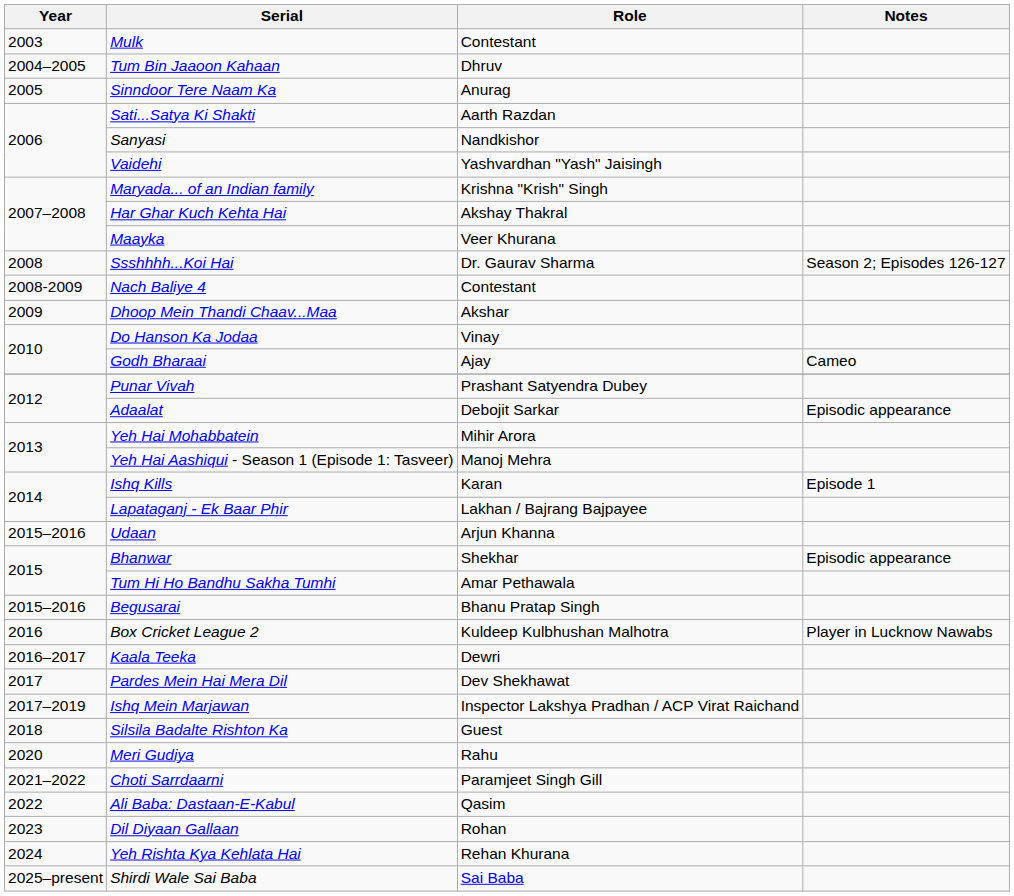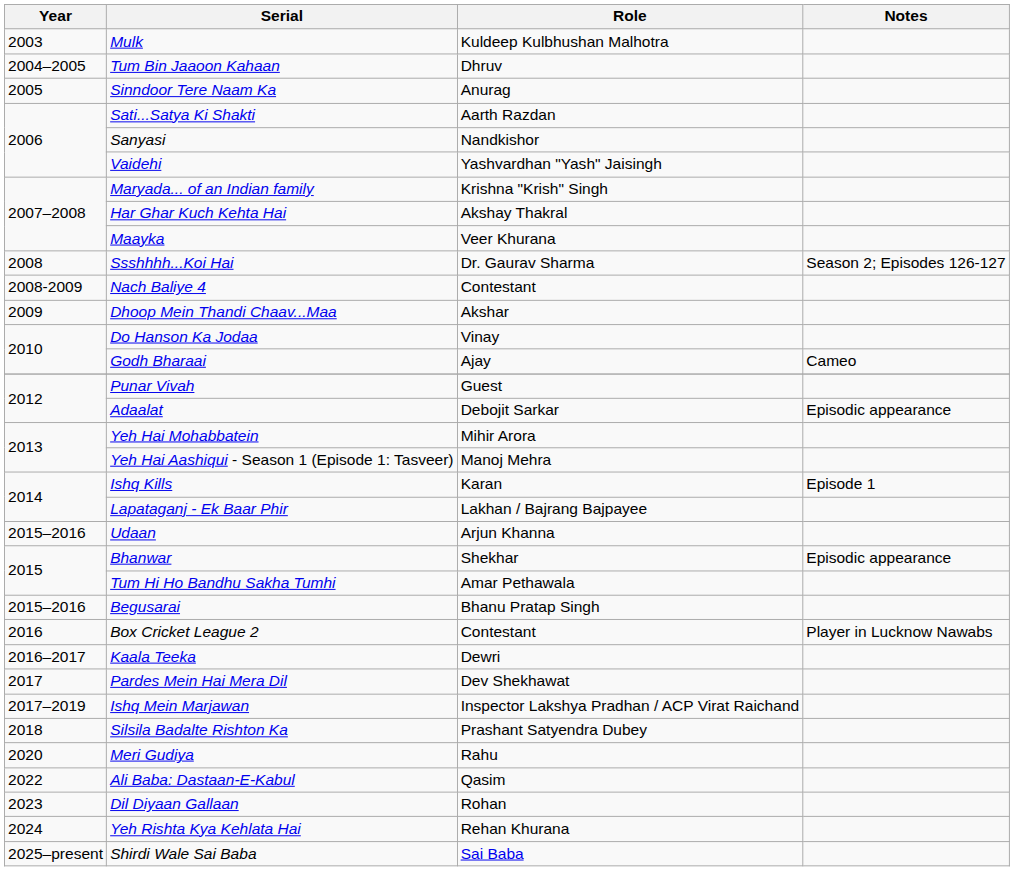(498, 41) Contestant -> (565, 41) Kuldeep Kulbhushan Malhotra
(554, 386) Prashant Satyendra Dubey -> (481, 386) Guest
(565, 632) Kuldeep Kulbhushan Malhotra -> (498, 632) Contestant
(481, 730) Guest -> (554, 730) Prashant Satyendra Dubey
- row: (167, 779)
